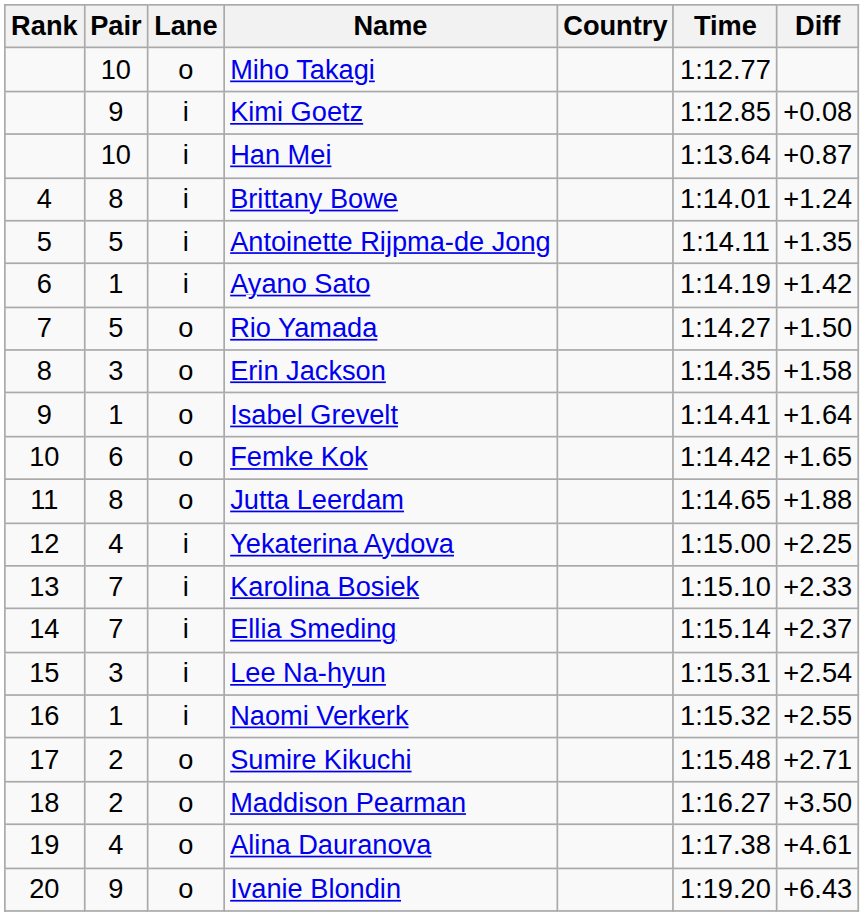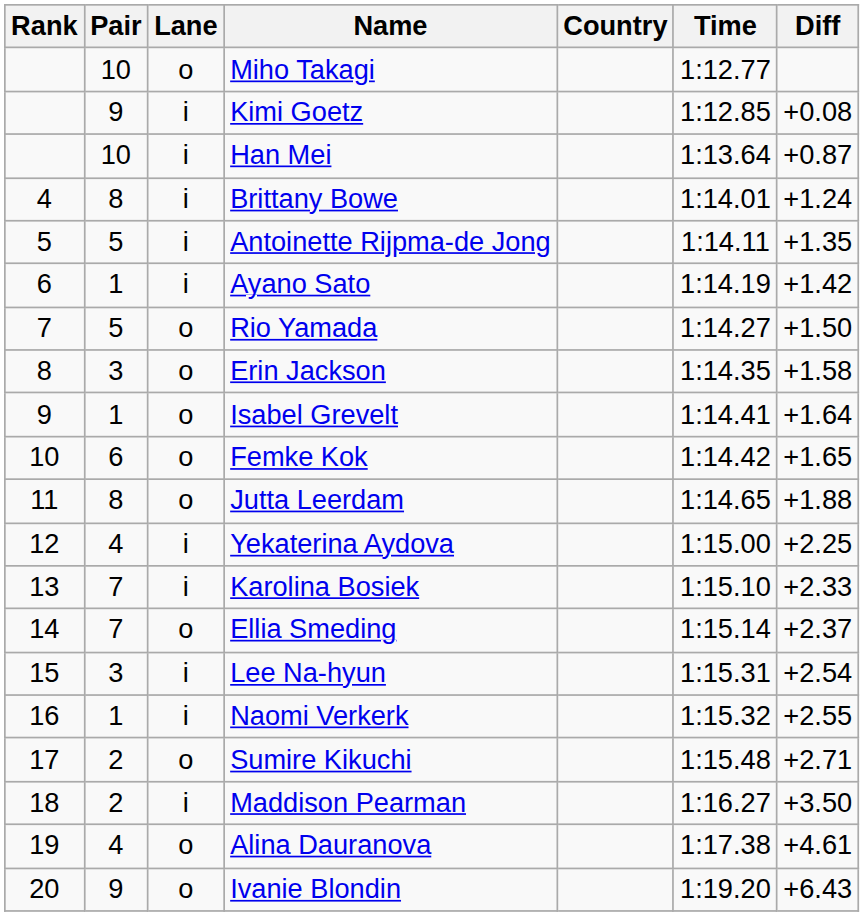(186, 629) i -> (186, 629) o
(186, 802) o -> (186, 802) i
